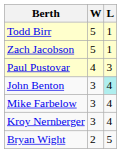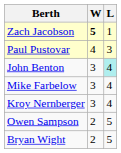- row: (29, 31)
(93, 49) normal -> (93, 31) bold
+ row: (43, 121)
